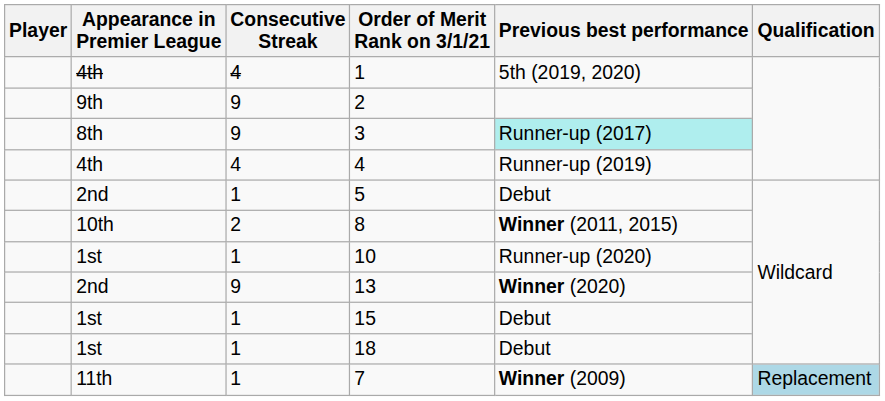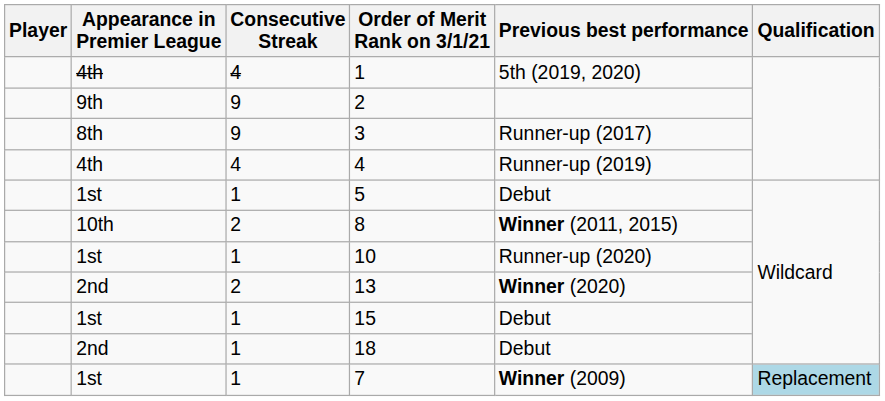(575, 133) paleturquoise background -> (575, 133) no background
(92, 195) 2nd -> (89, 195) 1st
(236, 287) 9 -> (236, 287) 2
(89, 348) 1st -> (92, 348) 2nd
(94, 379) 11th -> (89, 379) 1st
